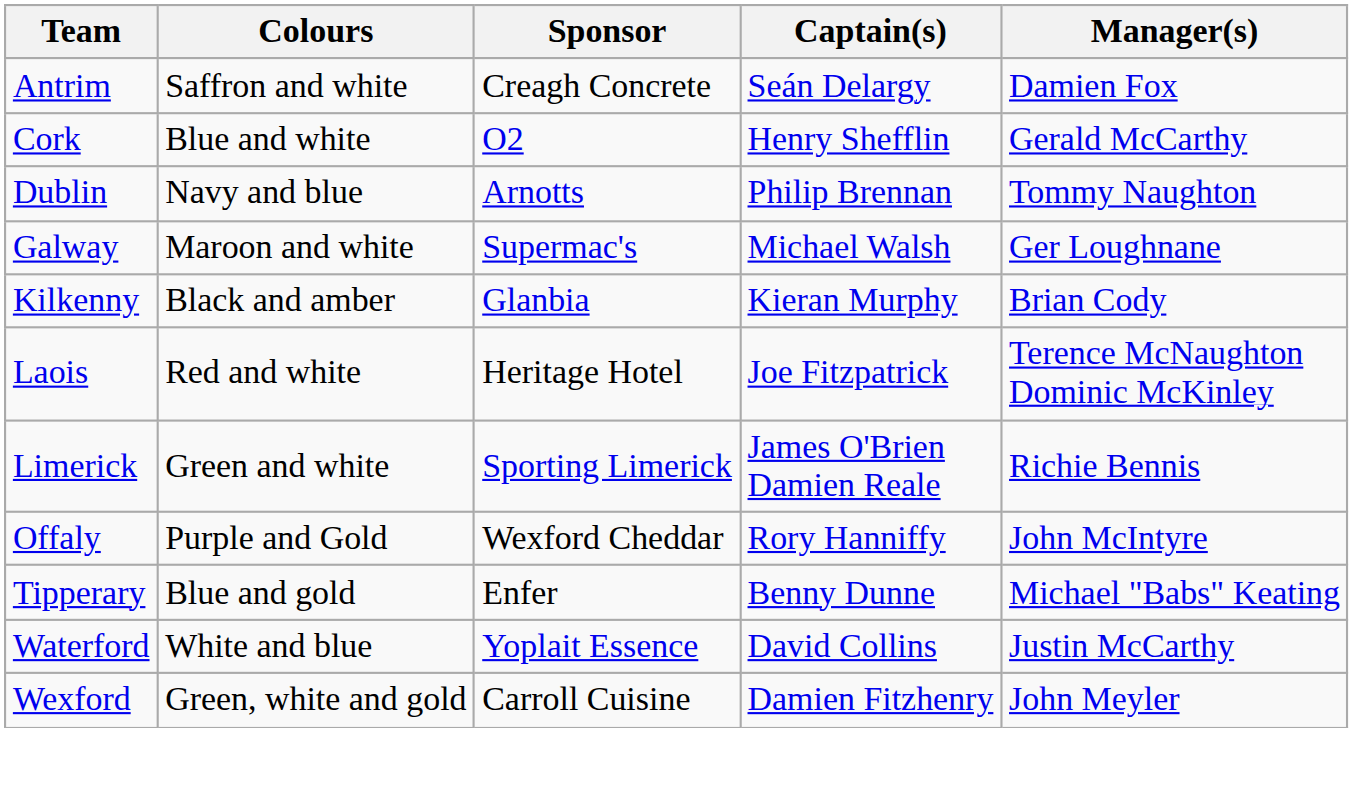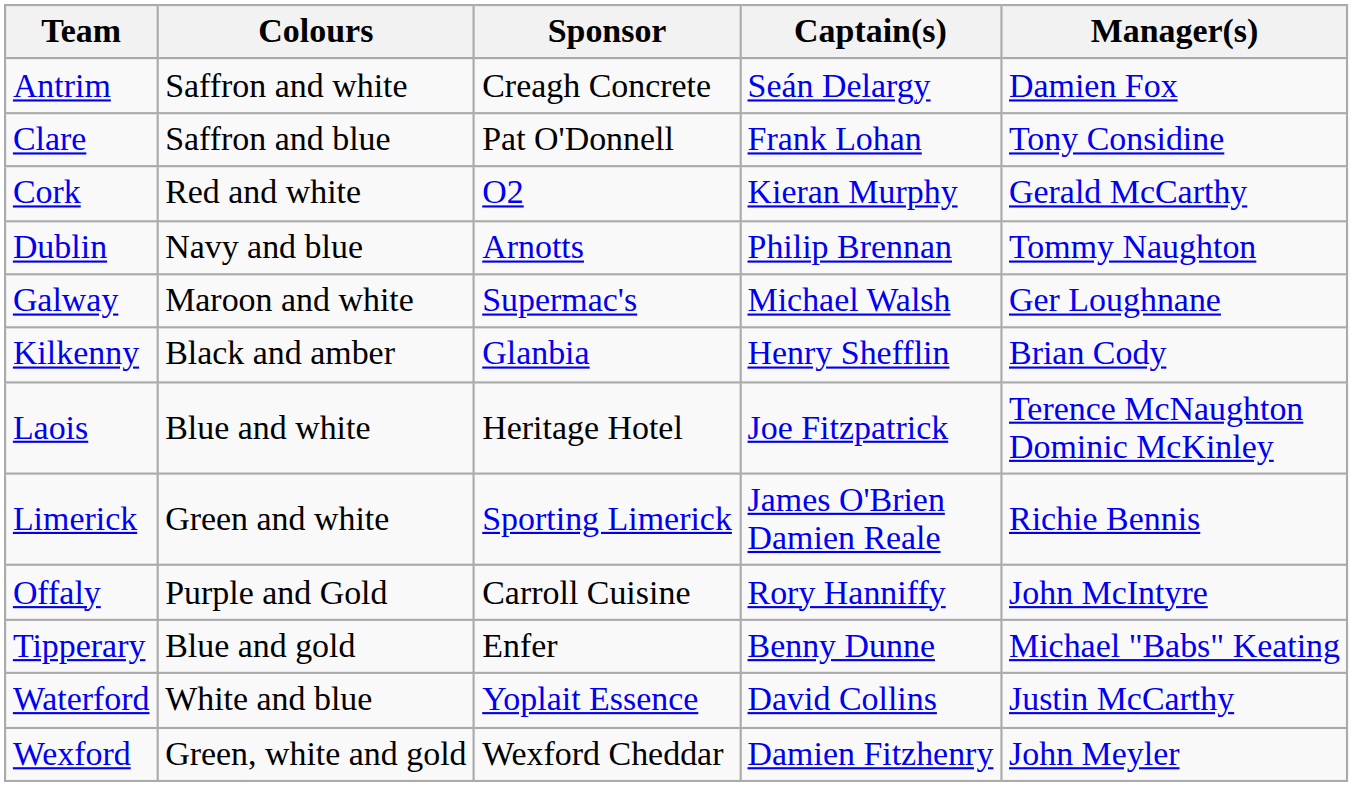+ row: (50, 138)
(268, 138) Blue and white -> (263, 192) Red and white
(848, 138) Henry Shefflin -> (853, 192) Kieran Murphy
(853, 300) Kieran Murphy -> (848, 354) Henry Shefflin
(263, 373) Red and white -> (268, 427) Blue and white
(603, 538) Wexford Cheddar -> (586, 591) Carroll Cuisine
(586, 699) Carroll Cuisine -> (603, 753) Wexford Cheddar
